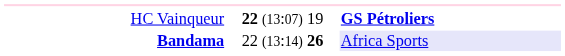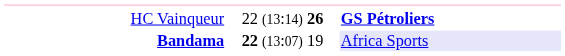(282, 18) 22 (13:07) 19 -> (282, 18) 22 (13:14) 26
(282, 40) 22 (13:14) 26 -> (282, 40) 22 (13:07) 19
